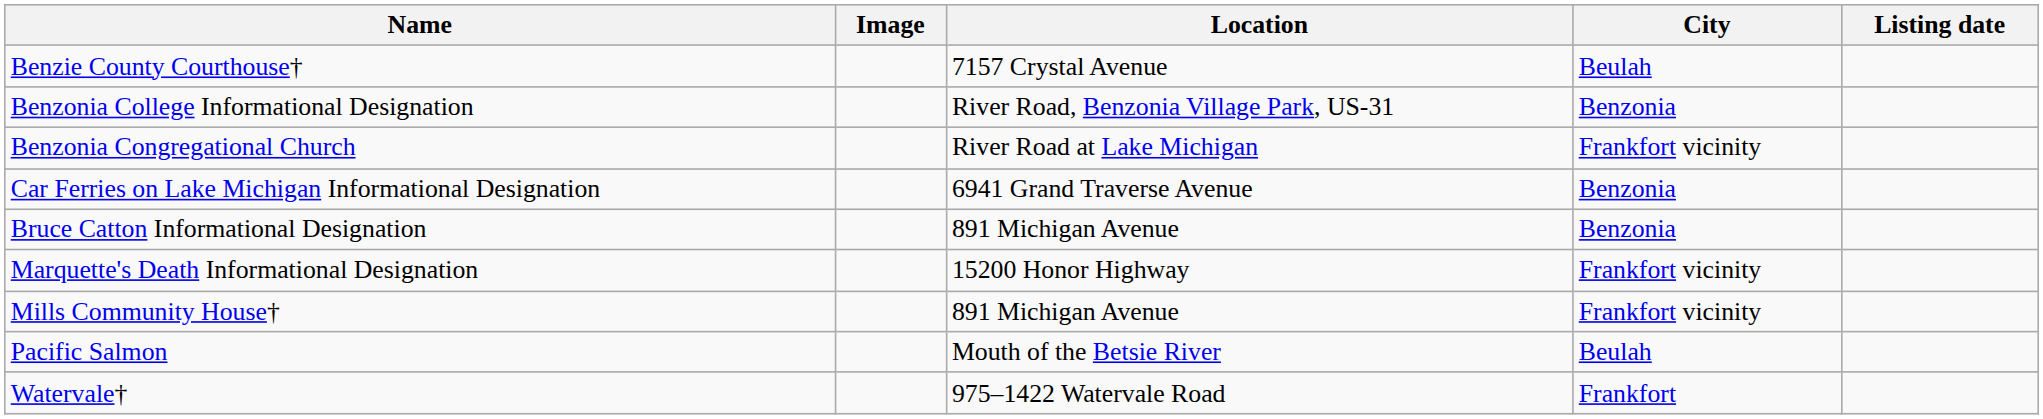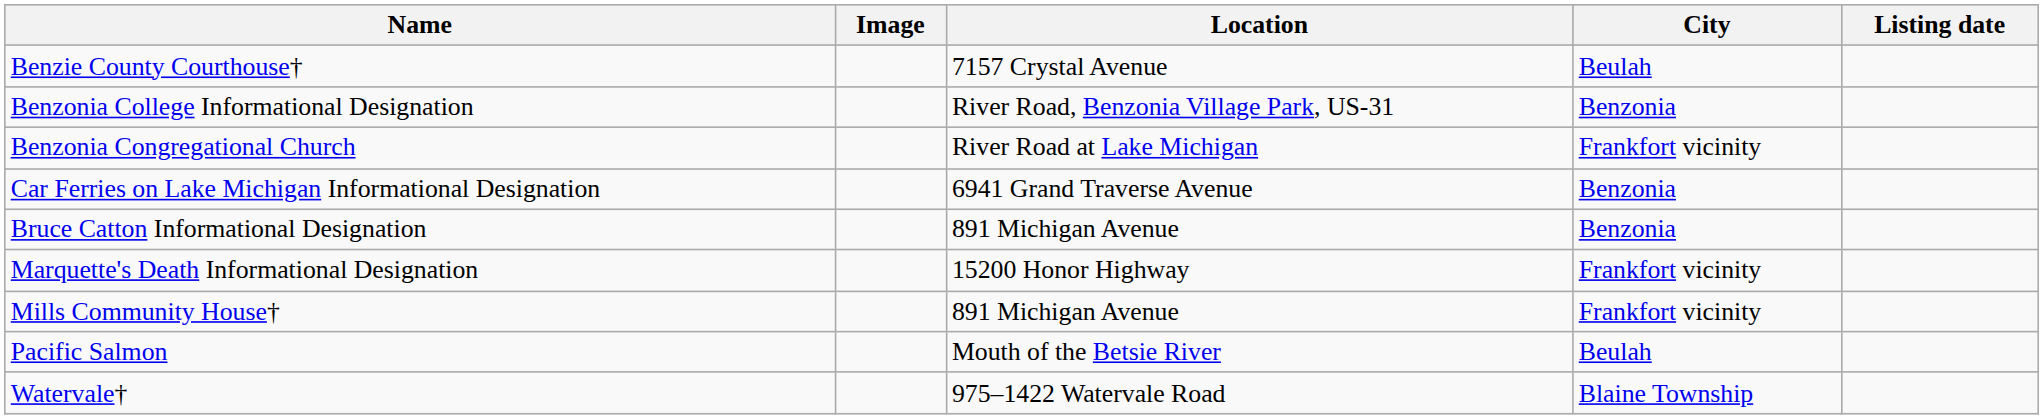(1627, 392) Frankfort -> (1666, 392) Blaine Township
